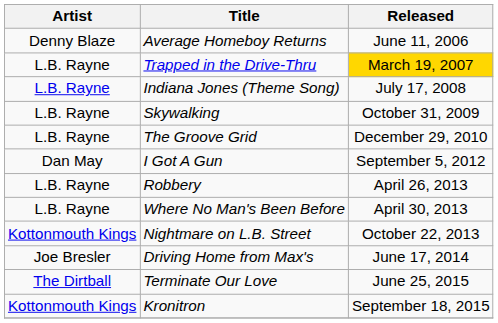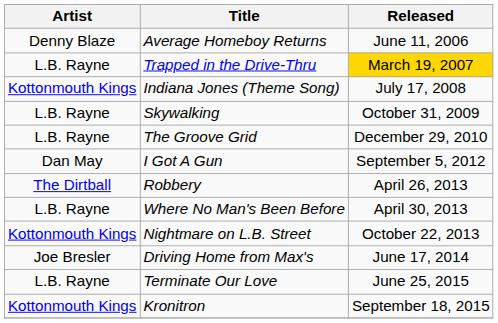(72, 88) L.B. Rayne -> (72, 88) Kottonmouth Kings
(72, 185) L.B. Rayne -> (72, 185) The Dirtball
(72, 281) The Dirtball -> (72, 281) L.B. Rayne
